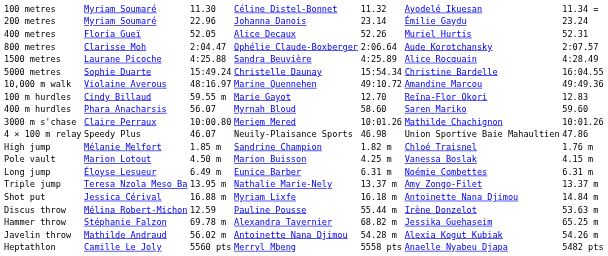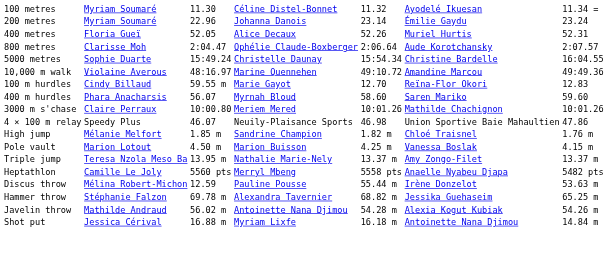- row: (32, 59)
- row: (27, 172)
rows swapped: (25, 197) <-> (30, 247)
